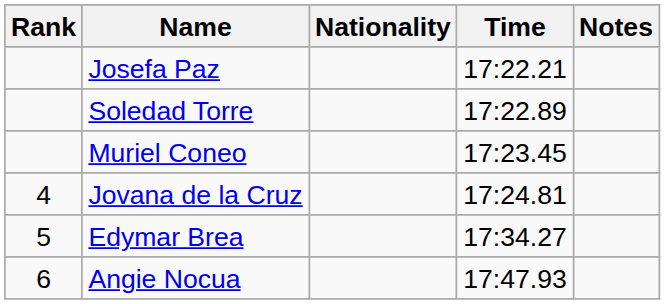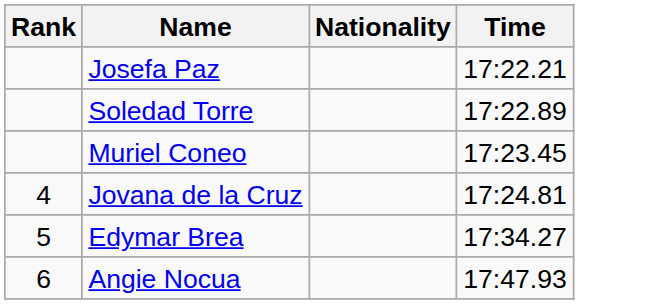- column: (616, 26)
